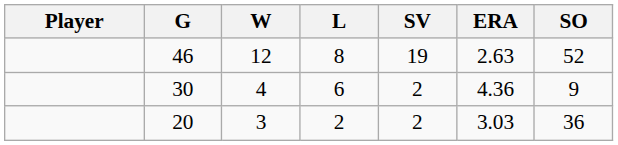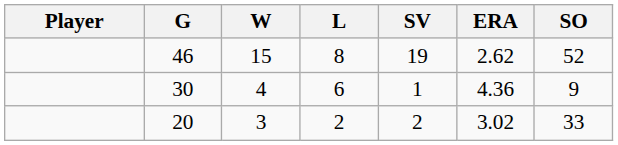(261, 55) 12 -> (261, 55) 15
(495, 55) 2.63 -> (495, 55) 2.62
(417, 88) 2 -> (417, 88) 1
(495, 122) 3.03 -> (495, 122) 3.02
(574, 122) 36 -> (574, 122) 33
